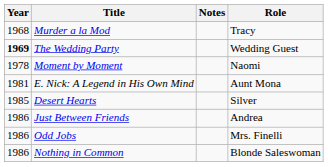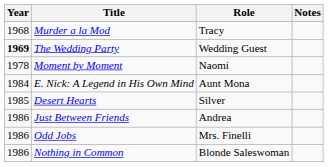columns swapped: (275, 13) <-> (212, 13)
(18, 83) 1981 -> (18, 83) 1984
